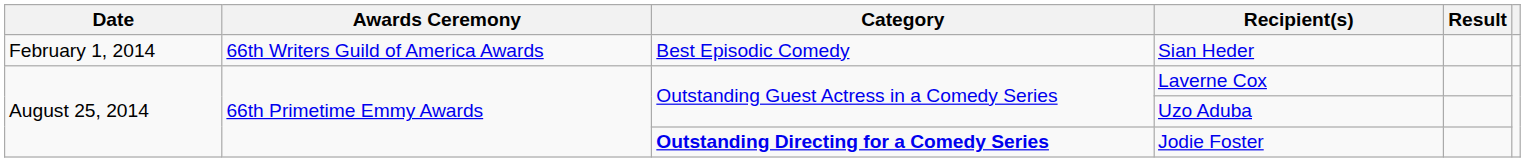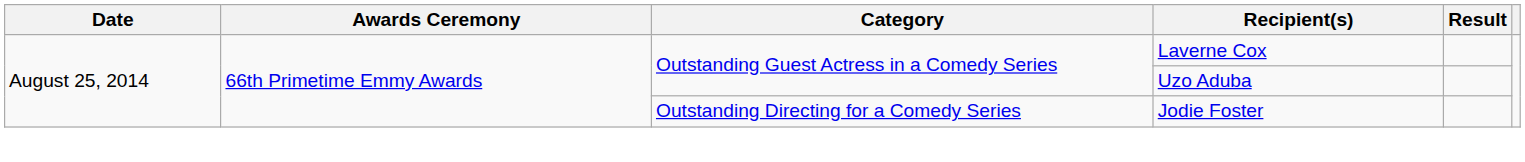- row: (1206, 50)
(853, 141) bold -> (838, 111) normal
